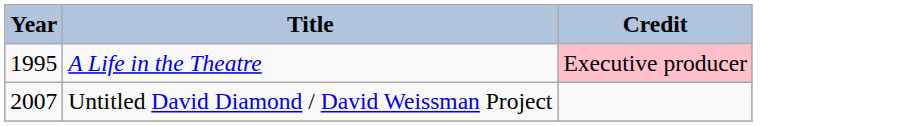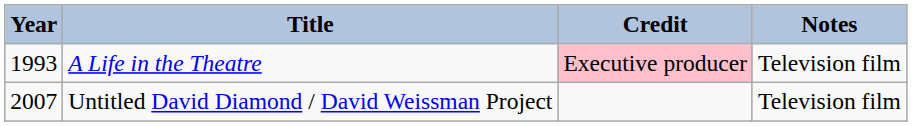+ column: (829, 24)
(34, 62) 1995 -> (34, 62) 1993
